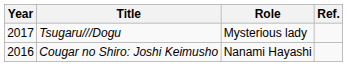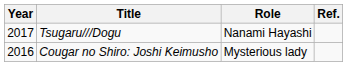(265, 33) Mysterious lady -> (268, 33) Nanami Hayashi
(268, 52) Nanami Hayashi -> (265, 52) Mysterious lady
